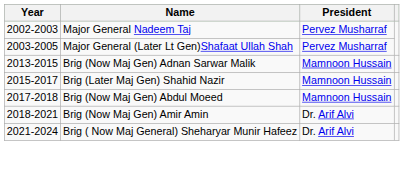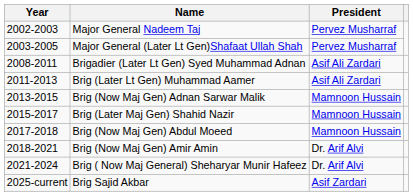+ row: (189, 64)
+ row: (164, 81)
+ row: (111, 183)
